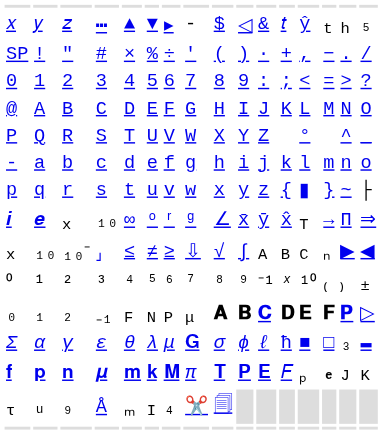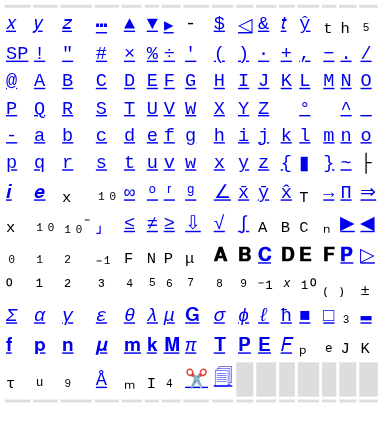- row: (12, 81)
rows swapped: (10, 285) <-> (12, 314)
(329, 373) bold -> (329, 345) normal
